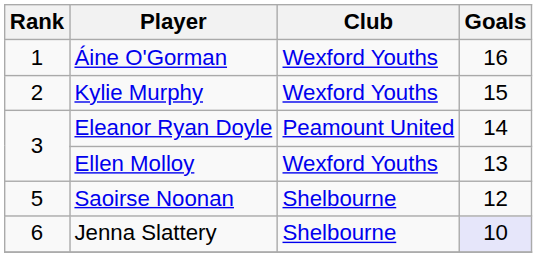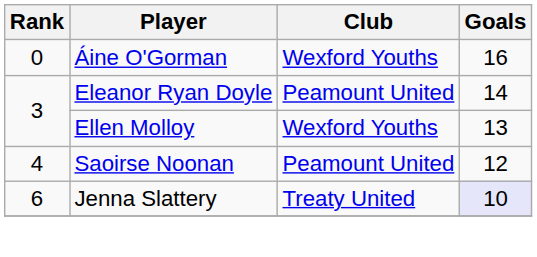(37, 57) 1 -> (37, 57) 0
- row: (139, 92)
(37, 198) 5 -> (37, 163) 4
(339, 198) Shelbourne -> (368, 163) Peamount United
(339, 233) Shelbourne -> (349, 198) Treaty United
